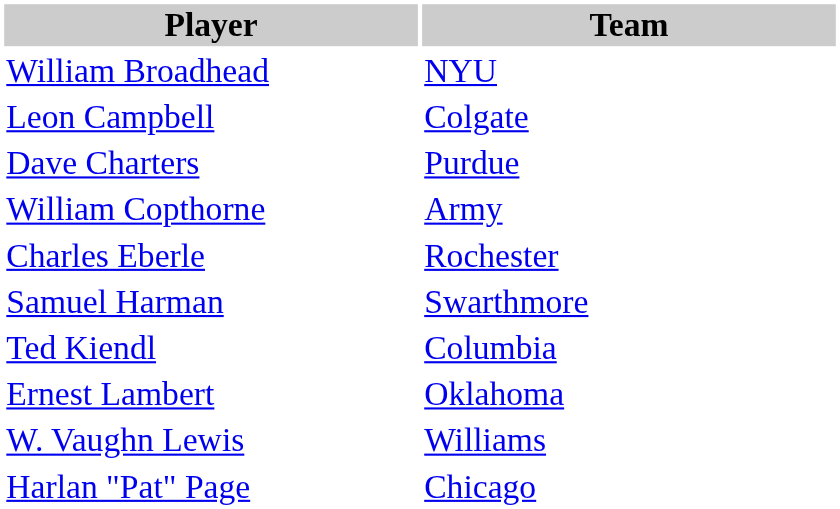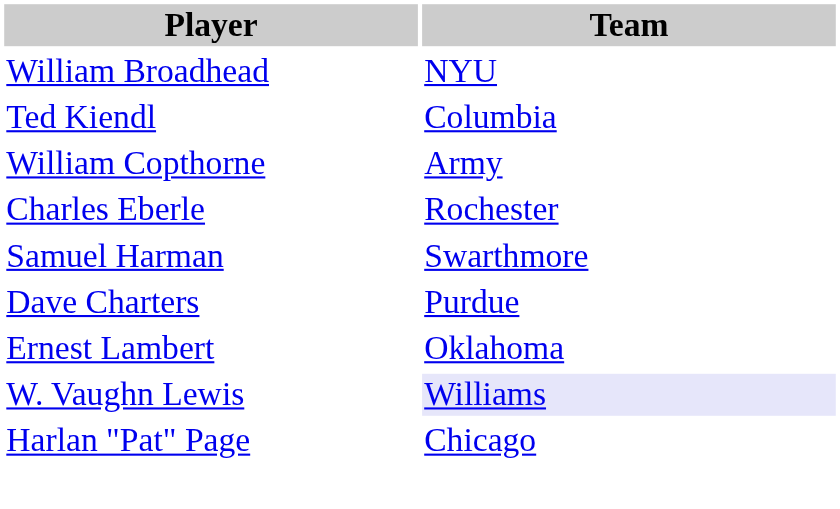- row: (110, 117)
rows swapped: (103, 163) <-> (81, 348)
(485, 440) no background -> (485, 394) lavender background
